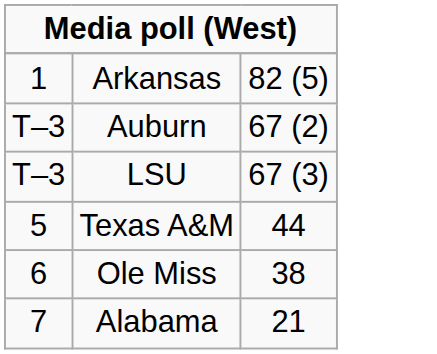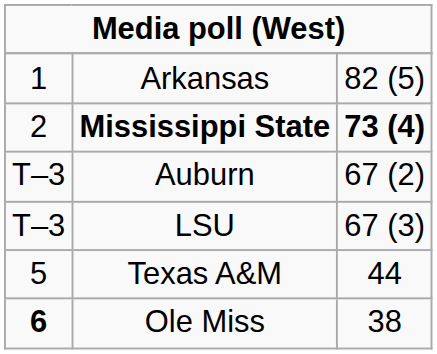+ row: (205, 126)
(39, 273) normal -> (39, 322) bold
- row: (157, 322)
